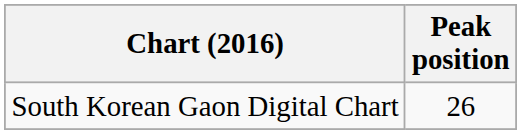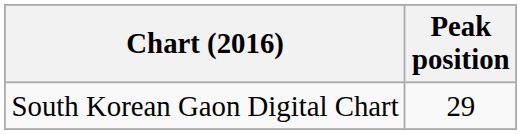(461, 105) 26 -> (461, 105) 29
